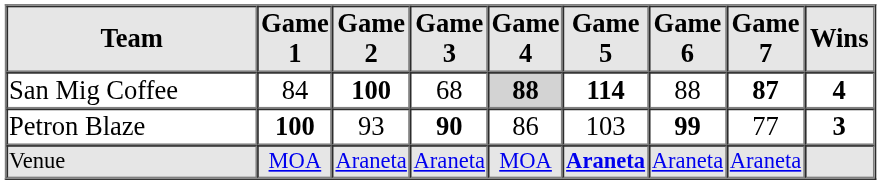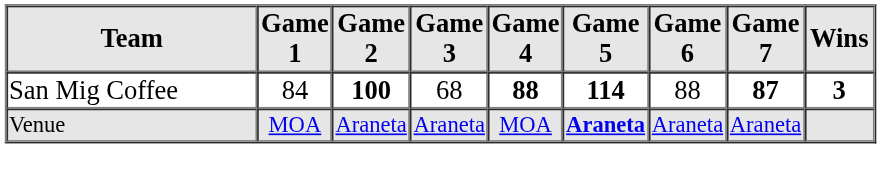(526, 89) lightgrey background -> (526, 89) no background
(839, 89) 4 -> (839, 89) 3
- row: (77, 126)
